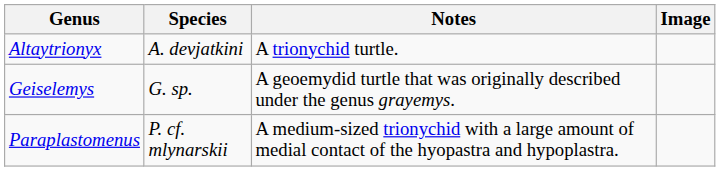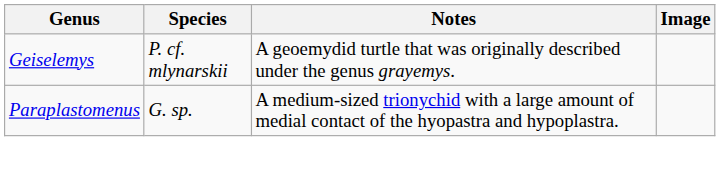- row: (55, 49)
(171, 89) G. sp. -> (188, 59) P. cf. mlynarskii
(188, 140) P. cf. mlynarskii -> (171, 110) G. sp.
